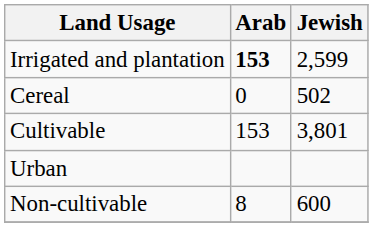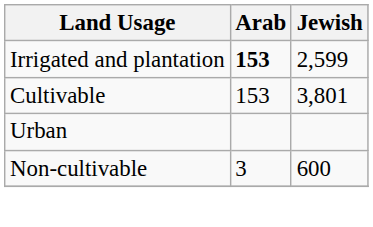- row: (40, 95)
(241, 204) 8 -> (241, 167) 3
